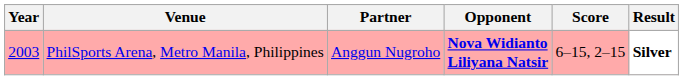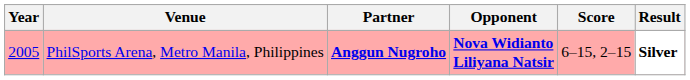(24, 52) 2003 -> (24, 52) 2005
(386, 52) normal -> (389, 52) bold
